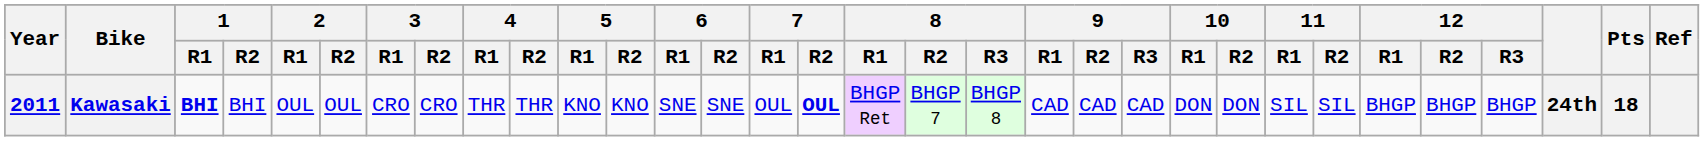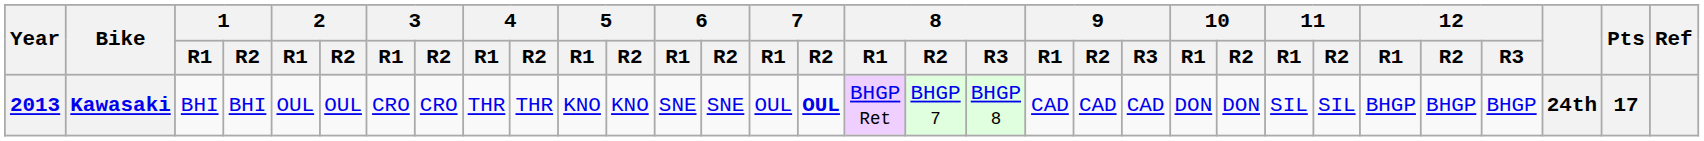(35, 105) 2011 -> (35, 105) 2013
(200, 105) bold -> (200, 105) normal
(1626, 105) 18 -> (1626, 105) 17
